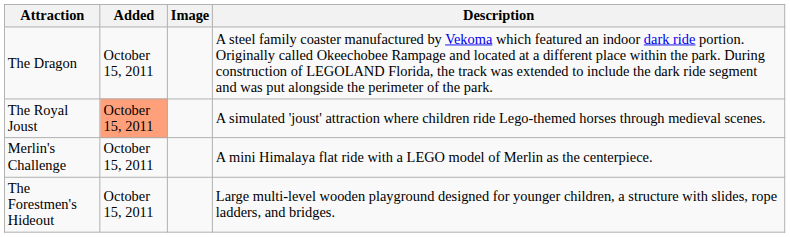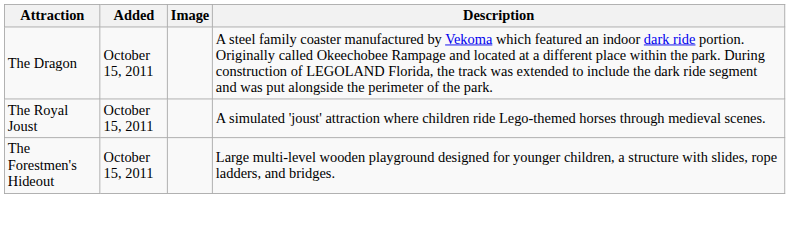(129, 118) lightsalmon background -> (129, 118) no background
- row: (37, 157)
